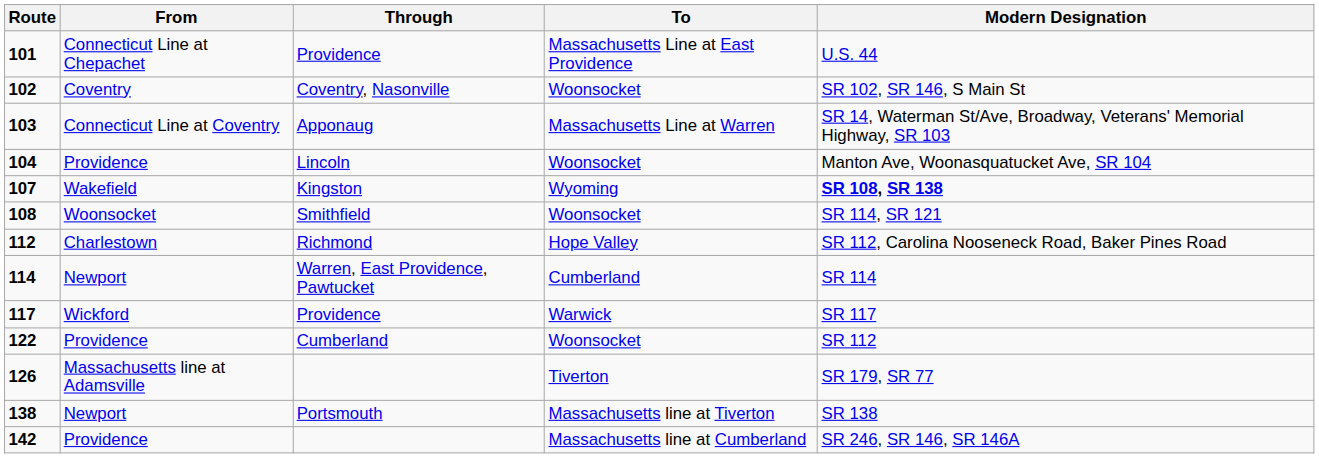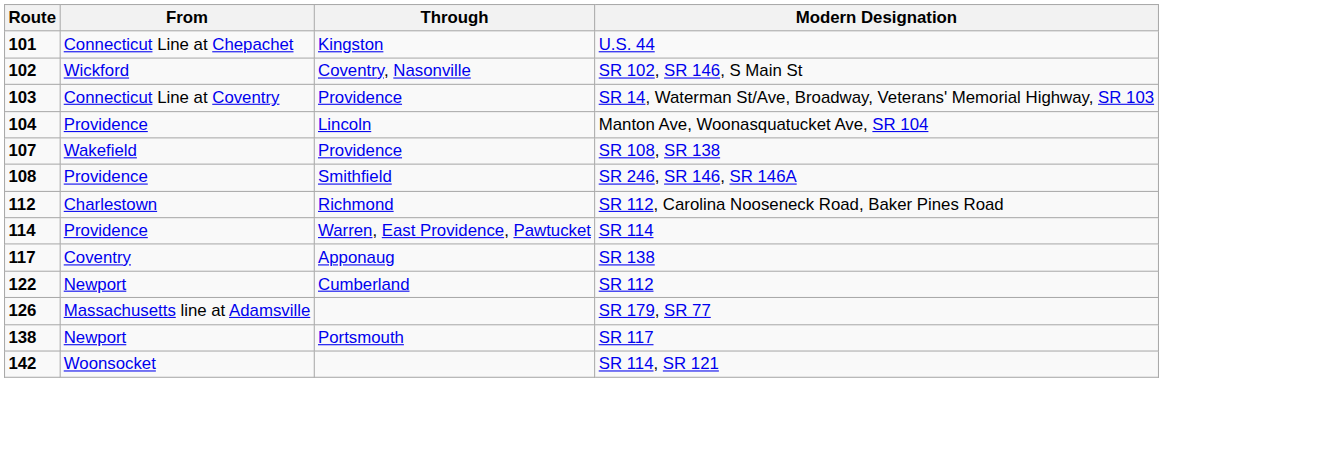- column: (681, 17)
(339, 53) Providence -> (351, 44) Kingston
(97, 90) Coventry -> (96, 71) Wickford
(335, 126) Apponaug -> (360, 97) Providence
(329, 188) Kingston -> (360, 151) Providence
(882, 188) bold -> (659, 151) normal
(110, 215) Woonsocket -> (106, 177) Providence
(882, 215) SR 114, SR 121 -> (698, 177) SR 246, SR 146, SR 146A
(95, 278) Newport -> (106, 230) Providence
(96, 314) Wickford -> (97, 257) Coventry
(339, 314) Providence -> (356, 257) Apponaug
(849, 314) SR 117 -> (627, 257) SR 138
(106, 340) Providence -> (95, 284) Newport
(850, 413) SR 138 -> (626, 337) SR 117
(106, 439) Providence -> (110, 364) Woonsocket
(921, 439) SR 246, SR 146, SR 146A -> (659, 364) SR 114, SR 121
